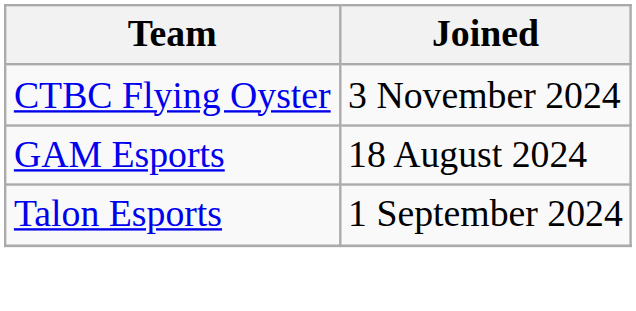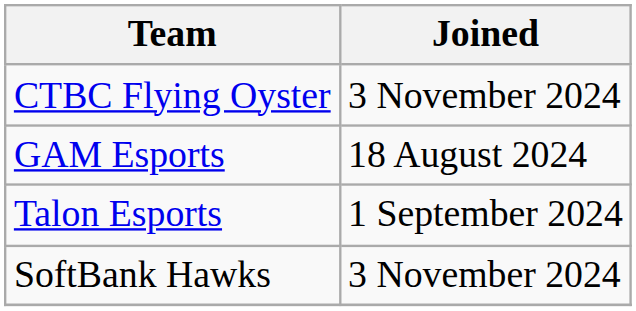+ row: (142, 273)
